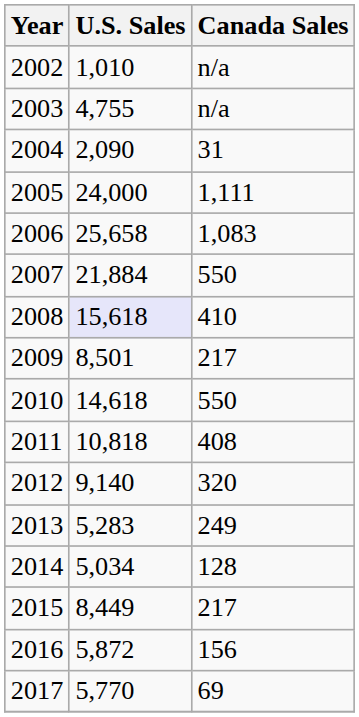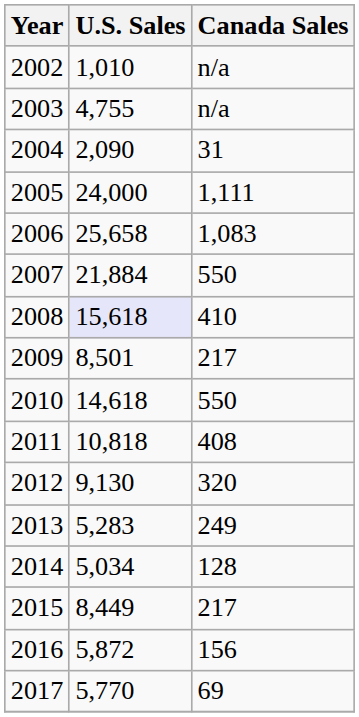(105, 483) 9,140 -> (105, 483) 9,130
